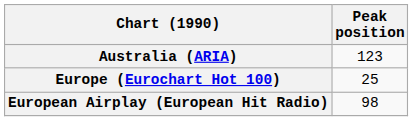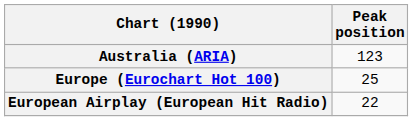(370, 104) 98 -> (370, 104) 22
